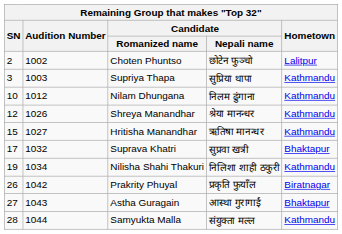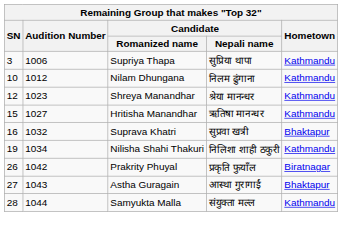- row: (146, 61)
(36, 78) 1003 -> (36, 61) 1006
(36, 114) 1026 -> (36, 96) 1023
(12, 150) 17 -> (12, 132) 16
